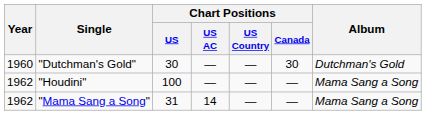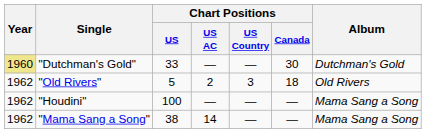(20, 63) no background -> (20, 63) khaki background
(172, 63) 30 -> (172, 63) 33
+ row: (70, 82)
(172, 100) 31 -> (172, 119) 38
